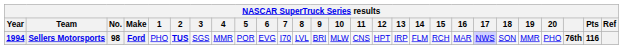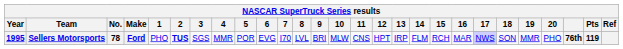(15, 38) 1994 -> (15, 38) 1995
(116, 38) 98 -> (116, 38) 78
(593, 38) 116 -> (593, 38) 119
